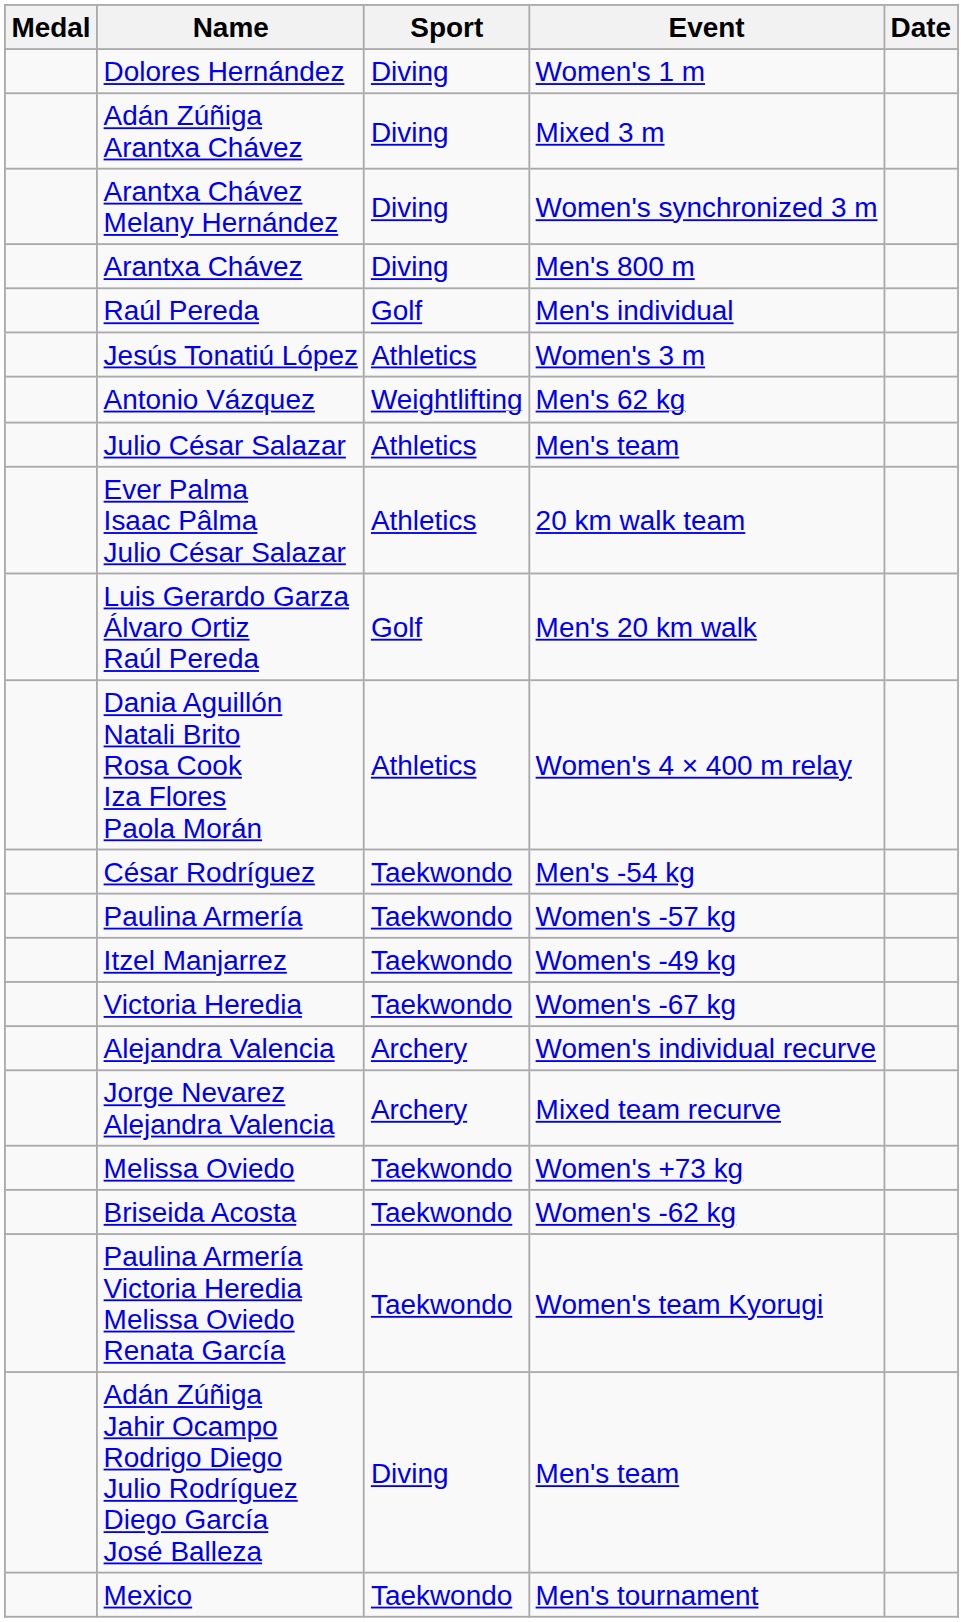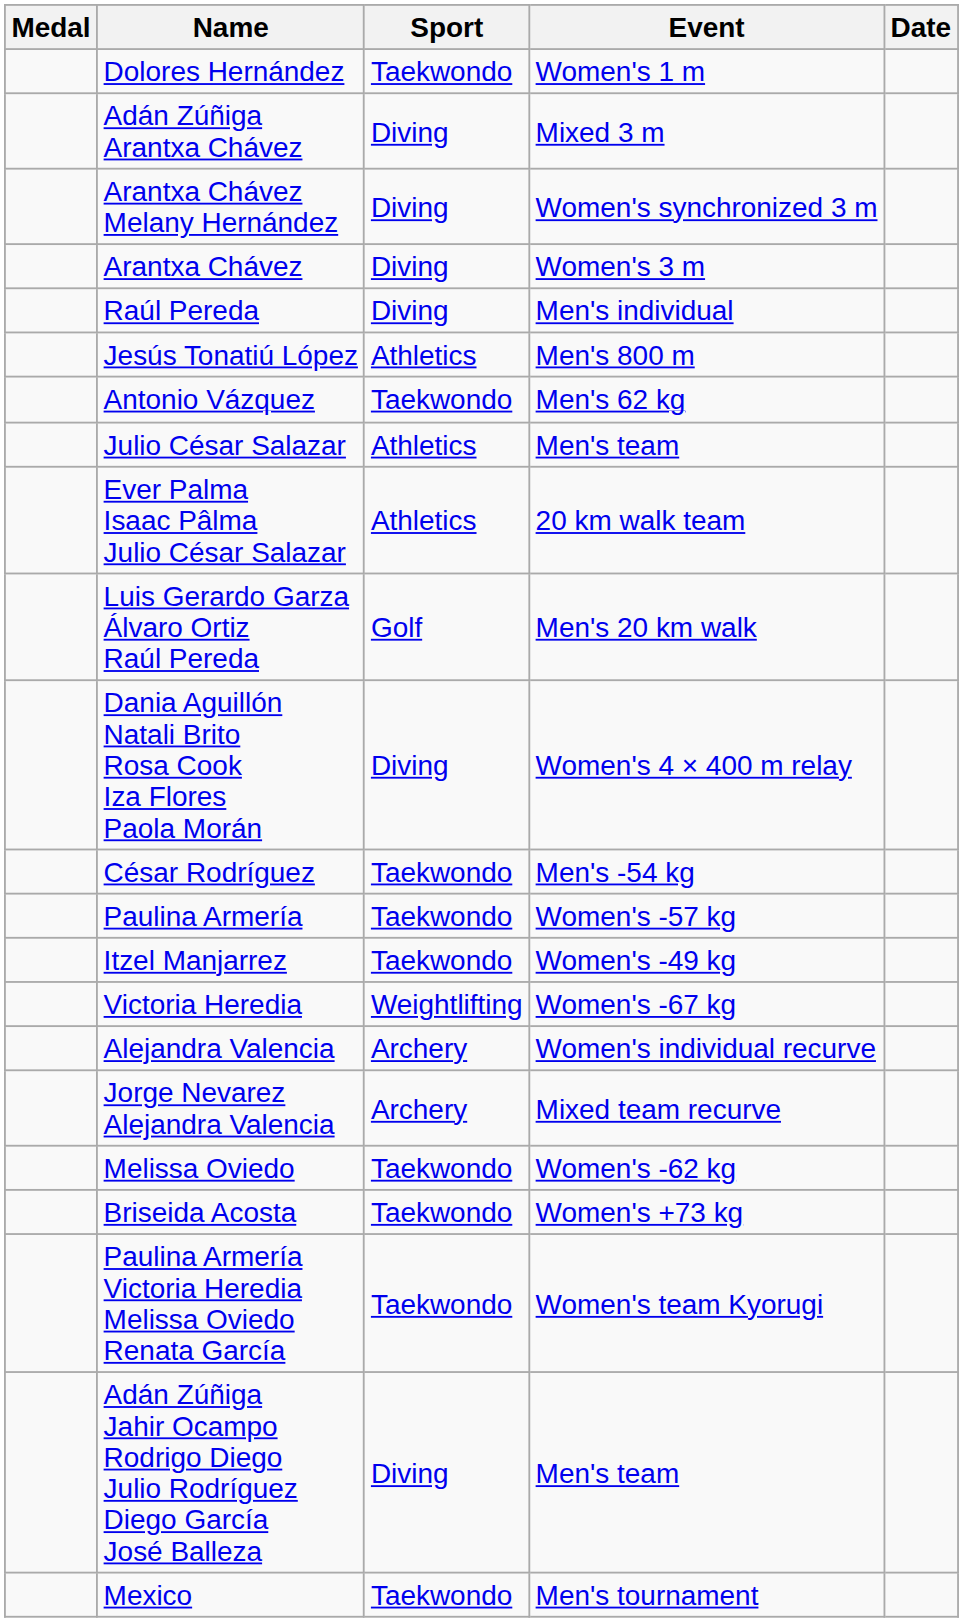(410, 72) Diving -> (442, 72) Taekwondo
(615, 267) Men's 800 m -> (620, 267) Women's 3 m
(397, 311) Golf -> (410, 311) Diving
(620, 355) Women's 3 m -> (615, 355) Men's 800 m
(447, 400) Weightlifting -> (442, 400) Taekwondo
(424, 765) Athletics -> (410, 765) Diving
(442, 1004) Taekwondo -> (447, 1004) Weightlifting
(639, 1168) Women's +73 kg -> (636, 1168) Women's -62 kg
(636, 1213) Women's -62 kg -> (639, 1213) Women's +73 kg
